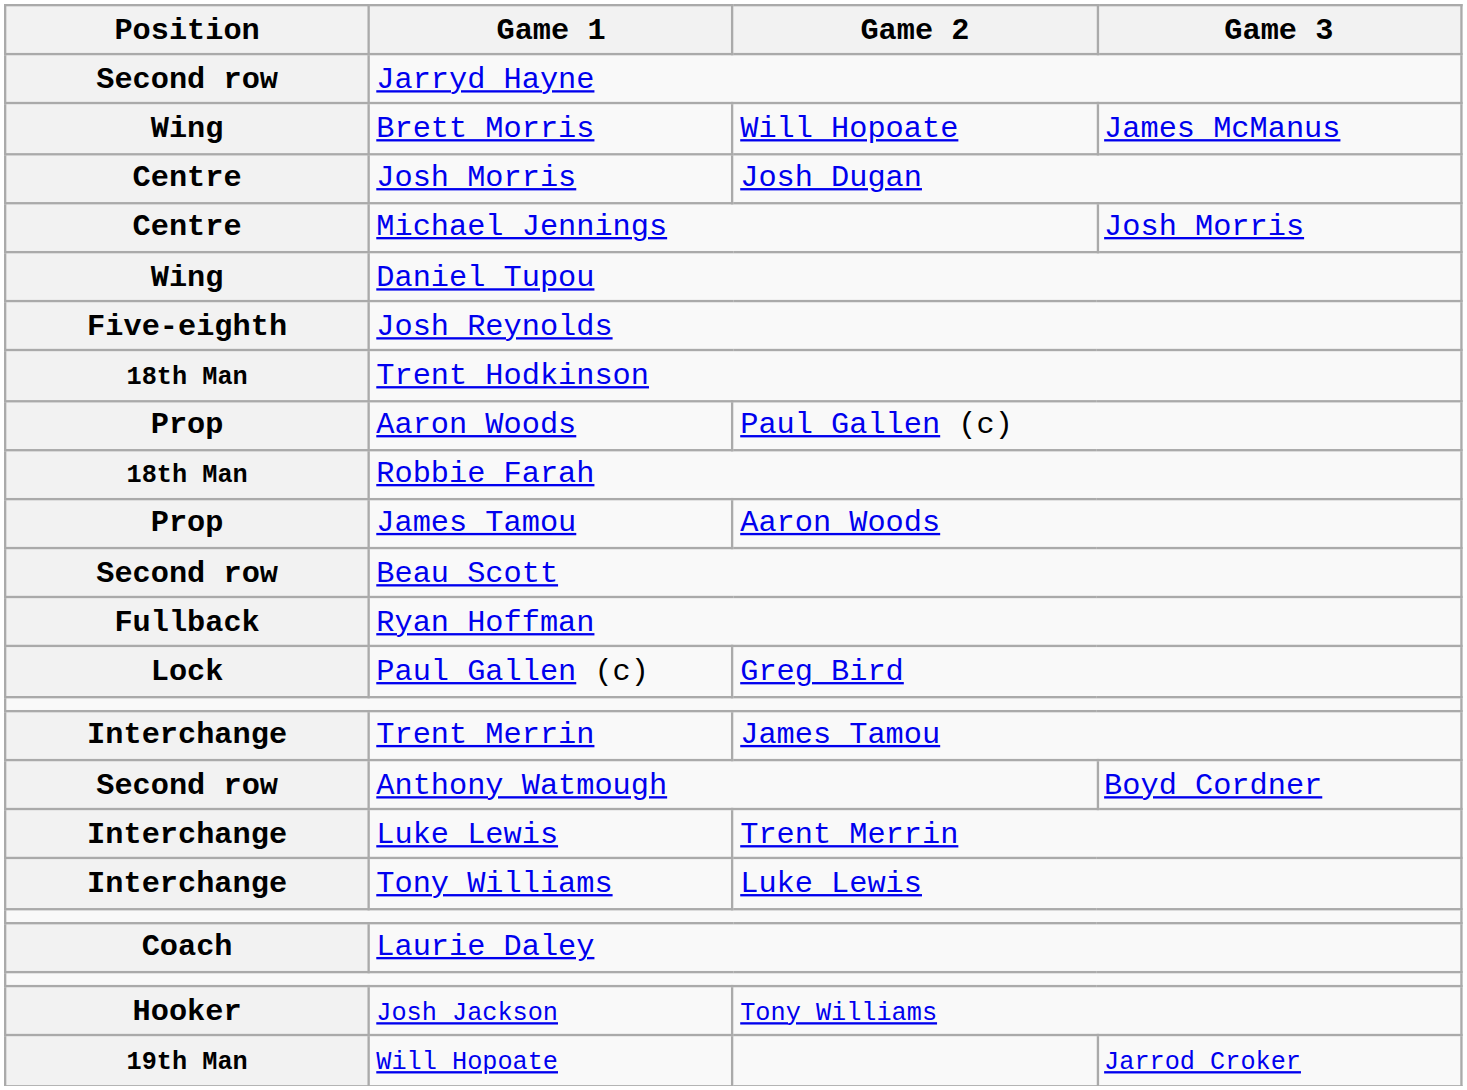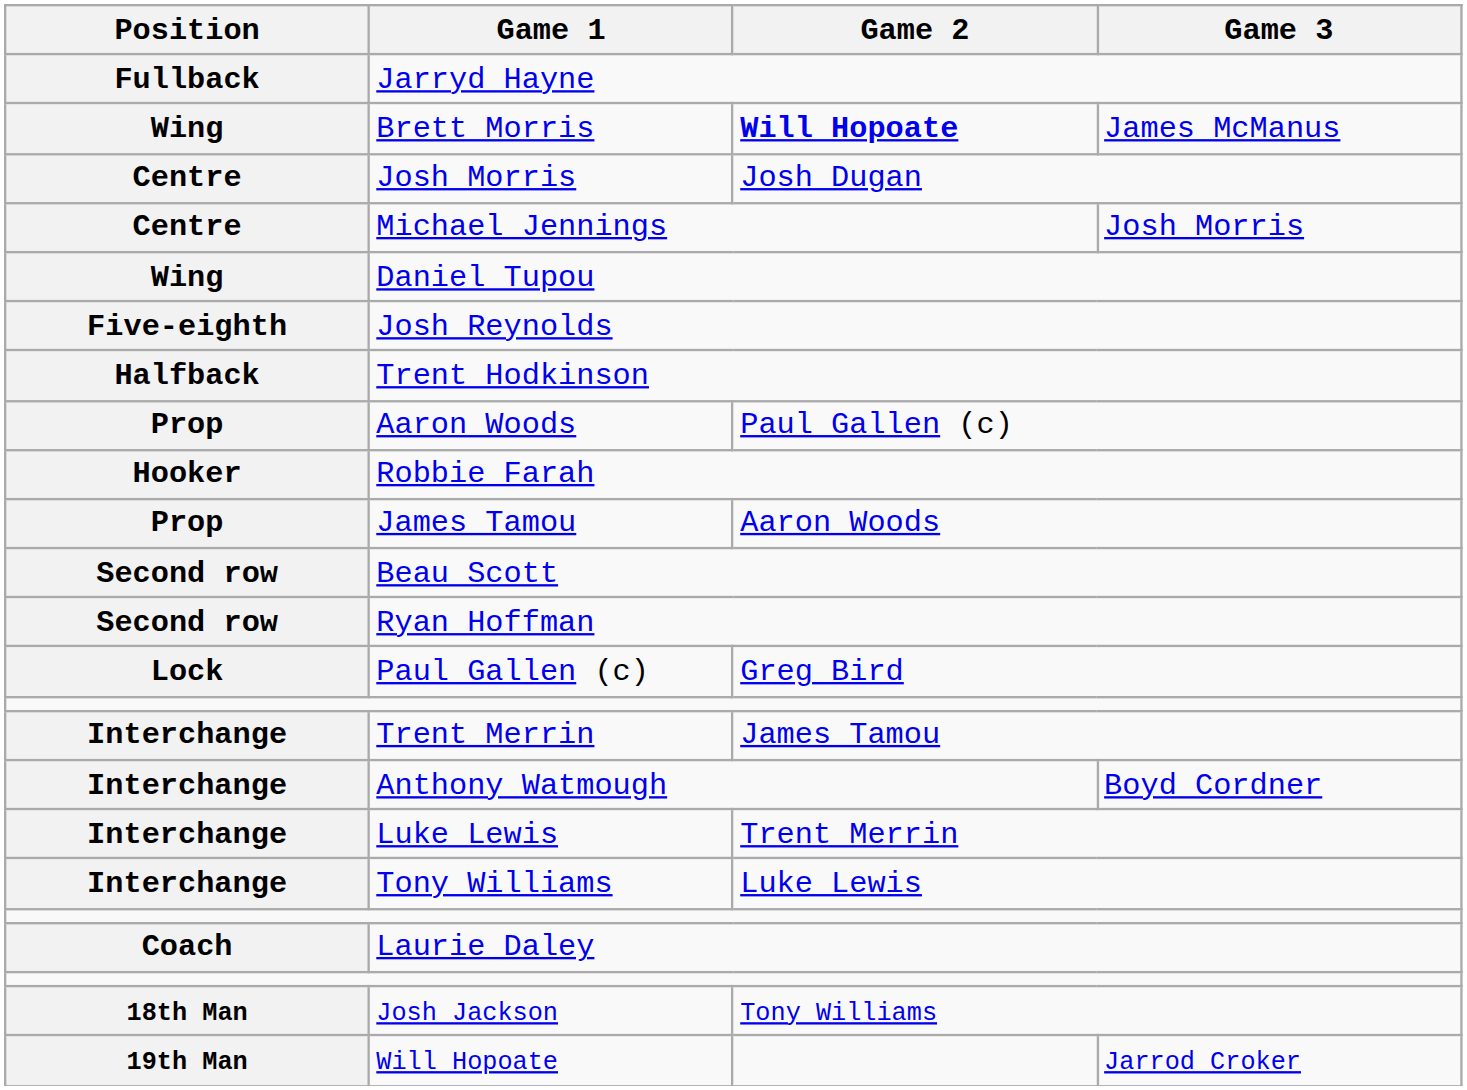(187, 79) Second row -> (187, 79) Fullback
(849, 129) normal -> (849, 129) bold
(187, 377) 18th Man -> (187, 375) Halfback
(187, 475) 18th Man -> (187, 474) Hooker
(187, 622) Fullback -> (187, 622) Second row
(187, 785) Second row -> (187, 785) Interchange
(187, 1011) Hooker -> (187, 1012) 18th Man
